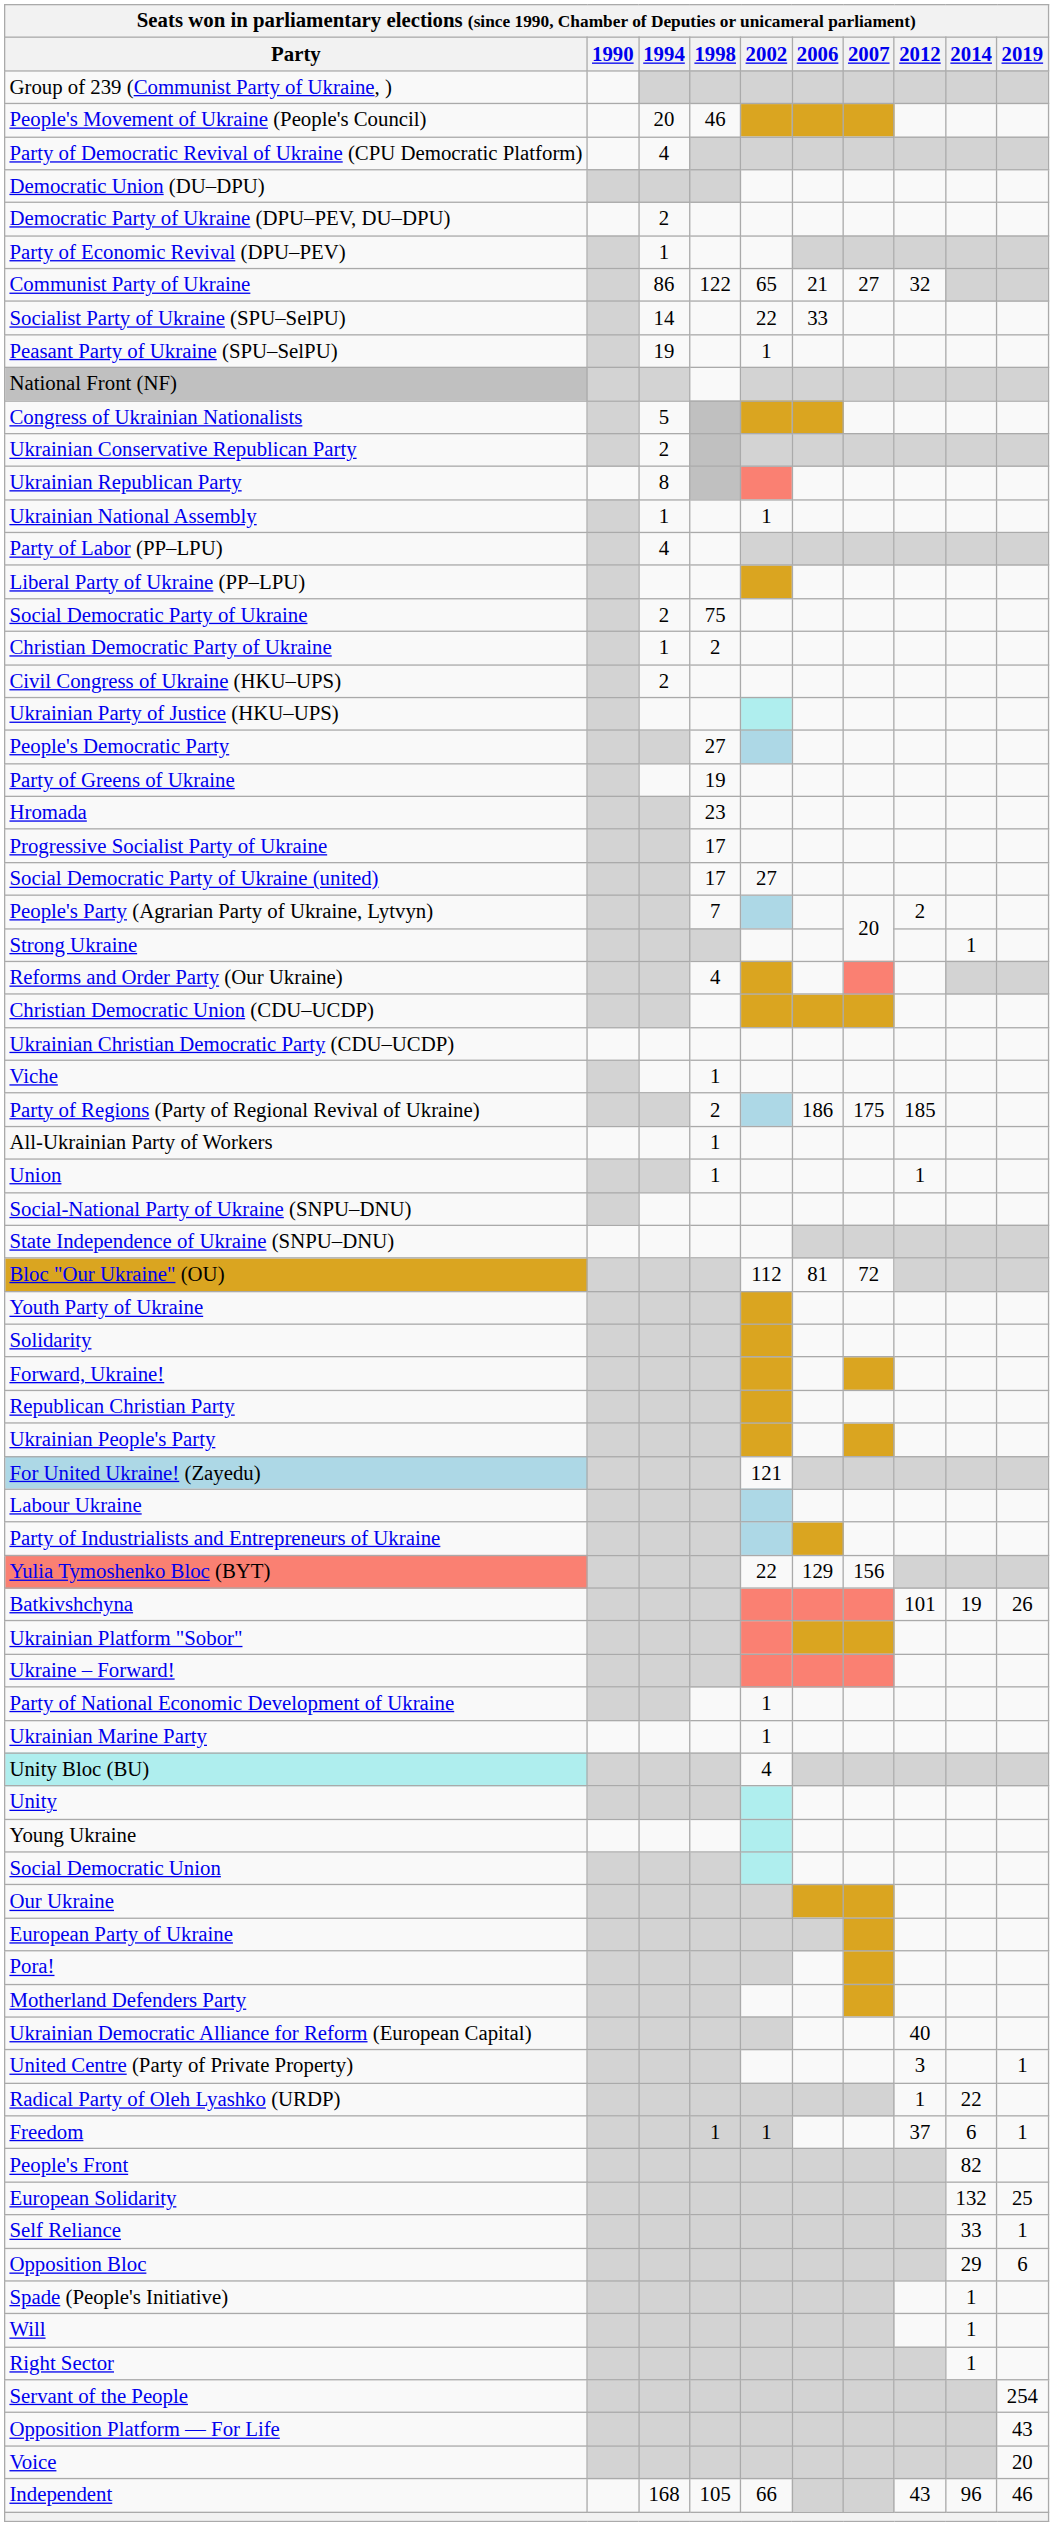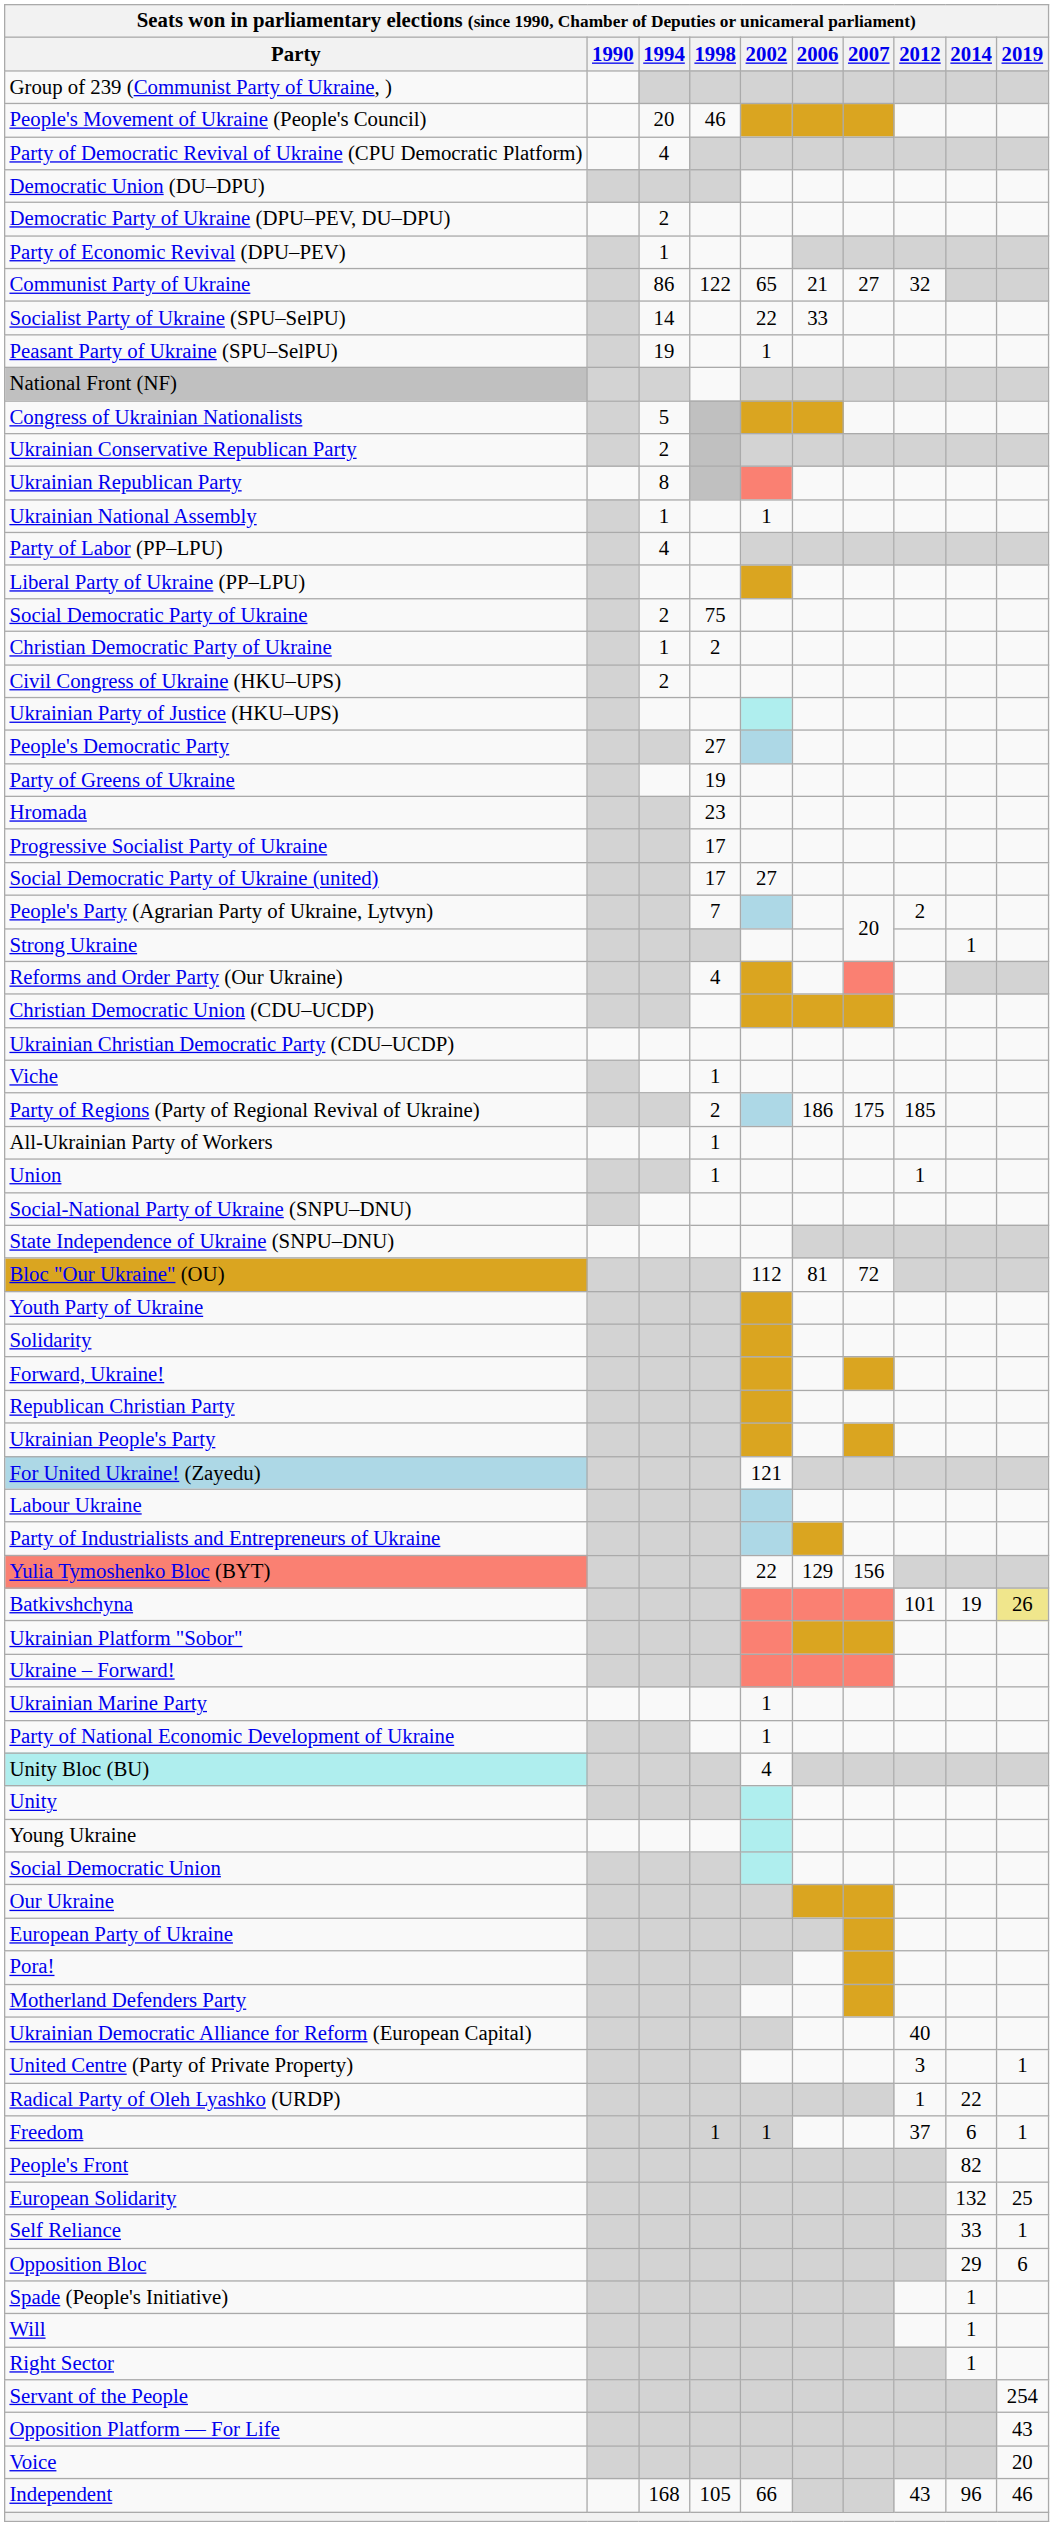(1022, 1604) no background -> (1022, 1604) khaki background
rows swapped: (232, 1703) <-> (108, 1736)
